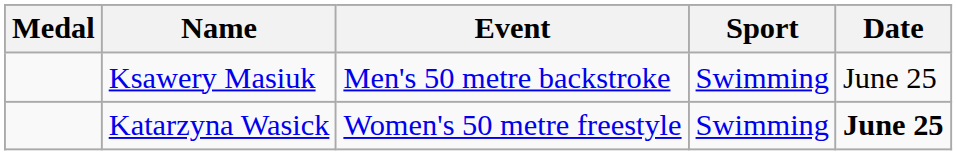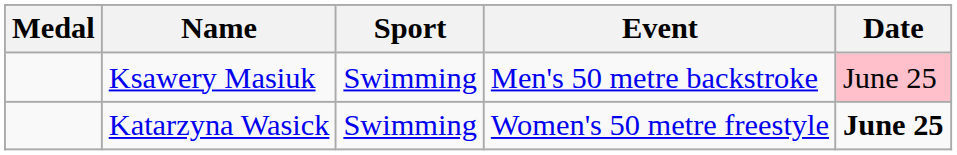columns swapped: (762, 28) <-> (512, 28)
(890, 76) no background -> (890, 76) pink background
